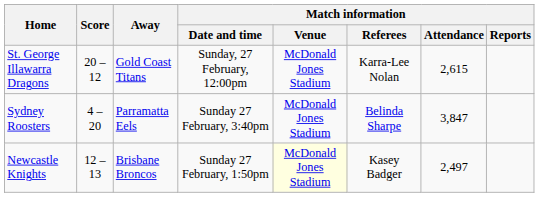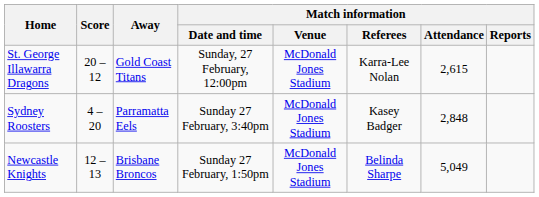(384, 118) Belinda Sharpe -> (384, 118) Kasey Badger
(454, 118) 3,847 -> (454, 118) 2,848
(310, 167) lightyellow background -> (310, 167) no background
(384, 167) Kasey Badger -> (384, 167) Belinda Sharpe
(454, 167) 2,497 -> (454, 167) 5,049
